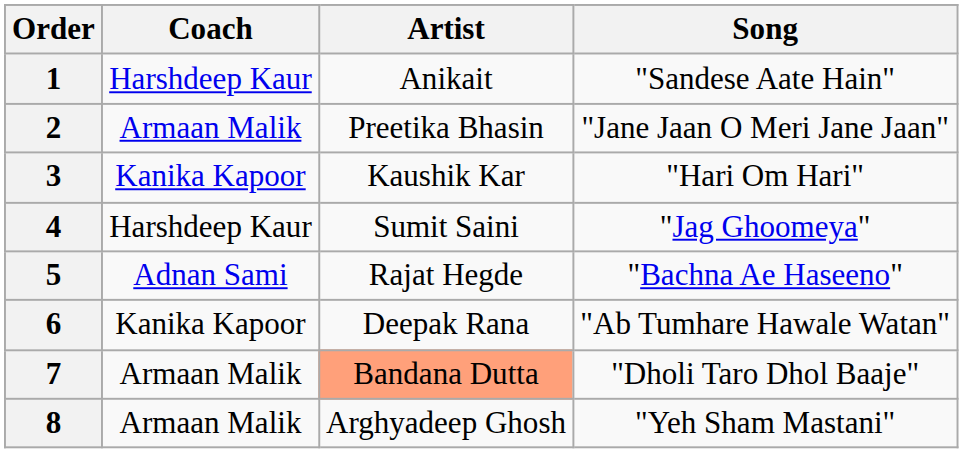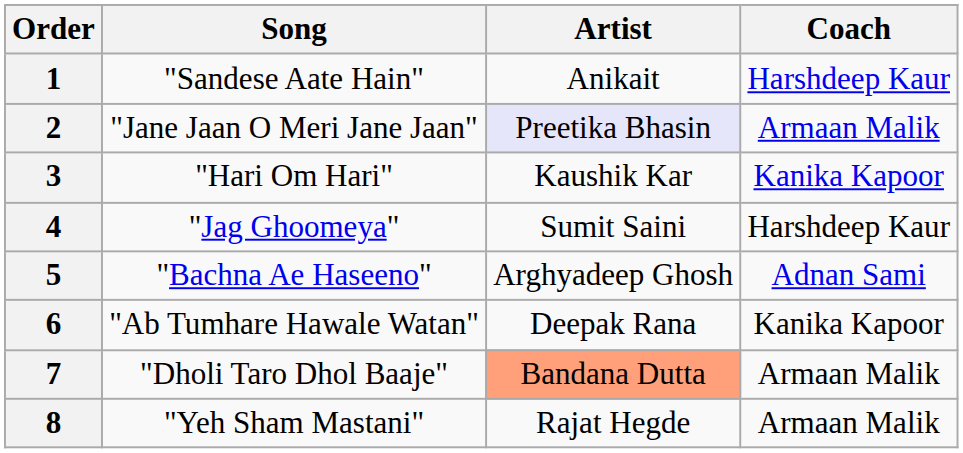columns swapped: (210, 29) <-> (765, 29)
(446, 127) no background -> (613, 127) lavender background
(446, 275) Rajat Hegde -> (613, 275) Arghyadeep Ghosh
(446, 422) Arghyadeep Ghosh -> (613, 422) Rajat Hegde
